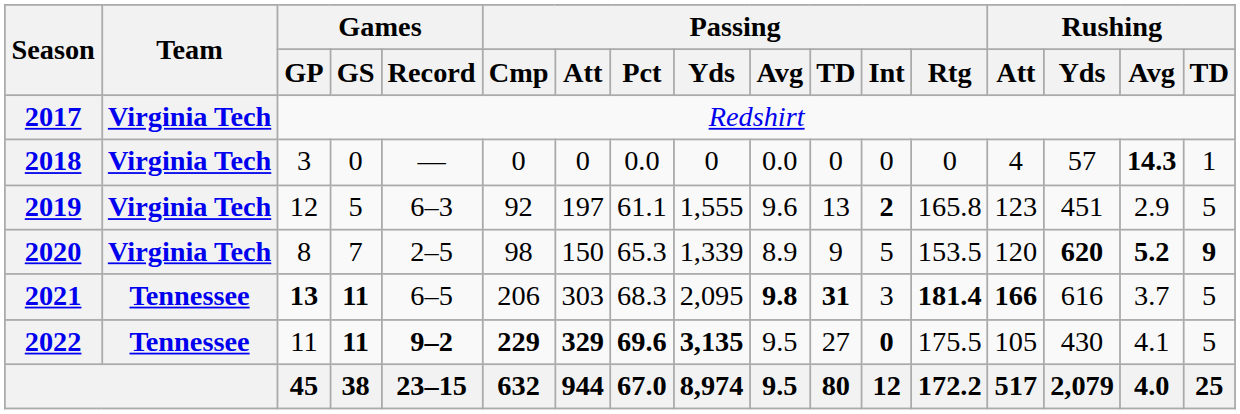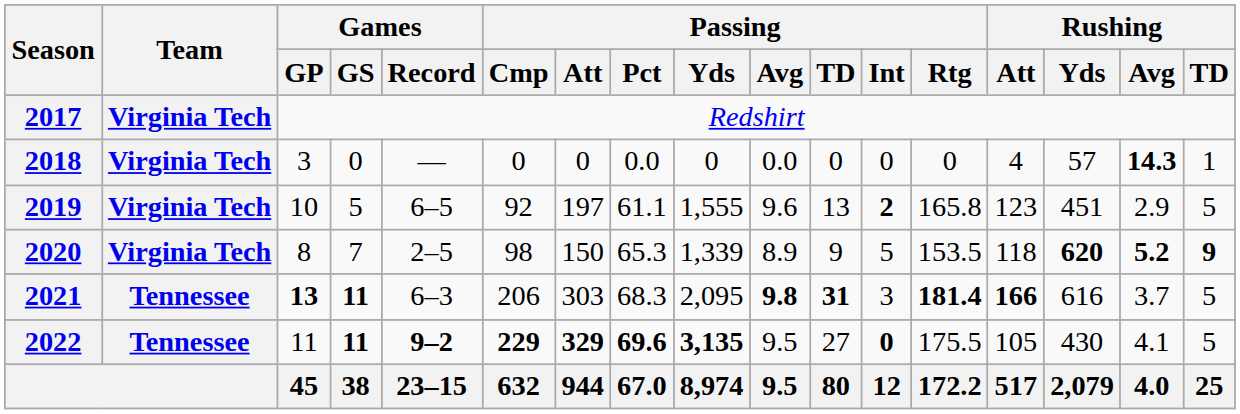(304, 206) 12 -> (304, 206) 10
(432, 206) 6–3 -> (432, 206) 6–5
(1016, 251) 120 -> (1016, 251) 118
(432, 296) 6–5 -> (432, 296) 6–3
